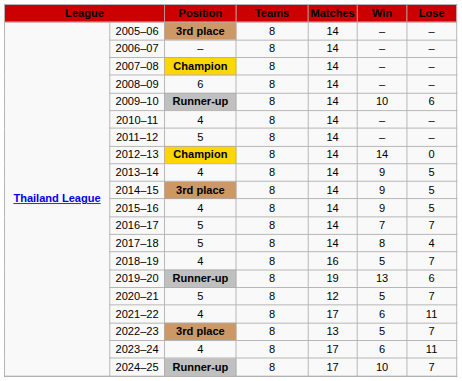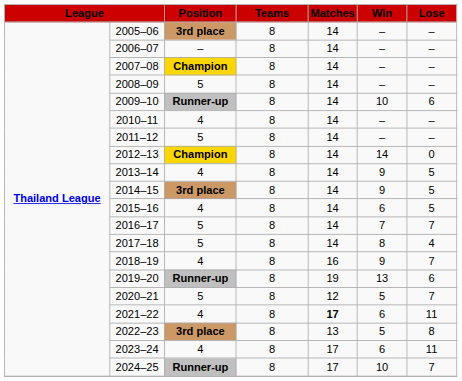(200, 84) 6 -> (200, 84) 5
(382, 208) 9 -> (382, 208) 6
(382, 261) 5 -> (382, 261) 9
(333, 314) normal -> (333, 314) bold
(432, 332) 7 -> (432, 332) 8
